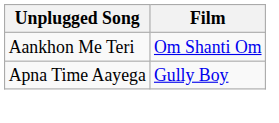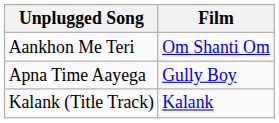+ row: (81, 103)
